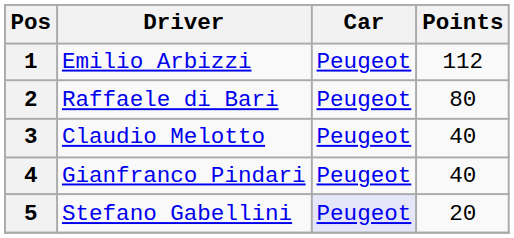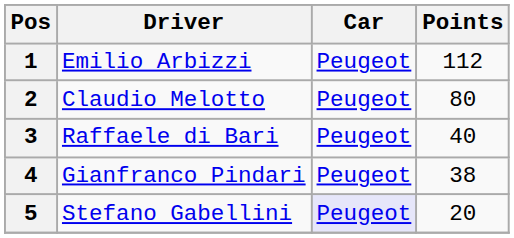(170, 99) Raffaele di Bari -> (163, 99) Claudio Melotto
(163, 137) Claudio Melotto -> (170, 137) Raffaele di Bari
(463, 175) 40 -> (463, 175) 38
